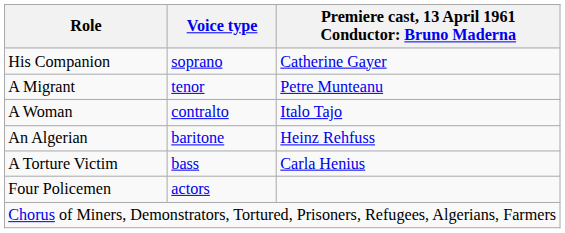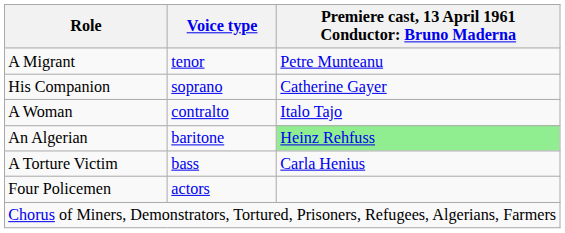rows swapped: (42, 86) <-> (59, 61)
(328, 138) no background -> (328, 138) lightgreen background
